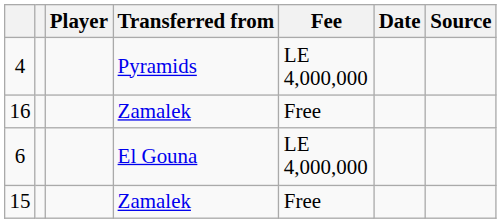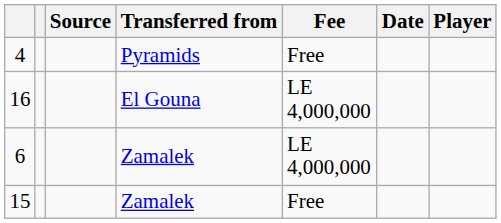columns swapped: (79, 21) <-> (461, 21)
(326, 66) LE 4,000,000 -> (306, 54) Free
(154, 111) Zamalek -> (161, 99) El Gouna
(302, 111) Free -> (329, 99) LE 4,000,000
(157, 156) El Gouna -> (157, 156) Zamalek
